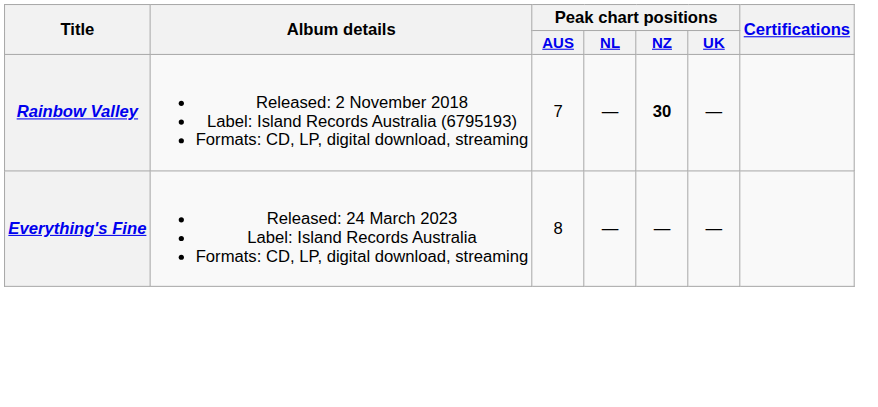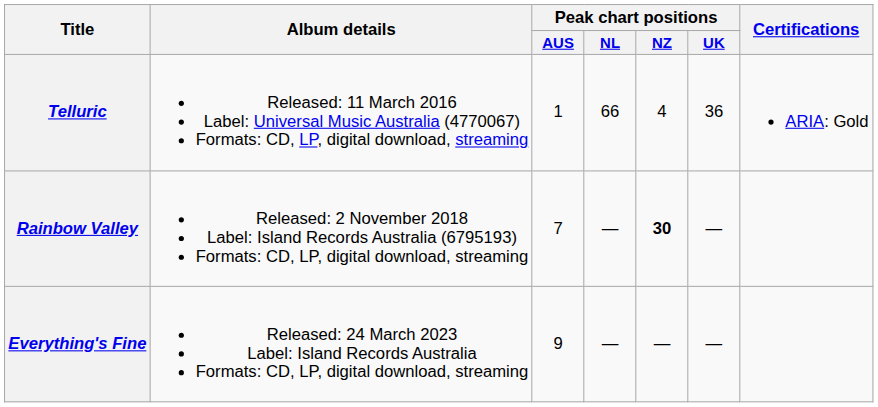+ row: (77, 112)
(558, 228) 8 -> (558, 344) 9
